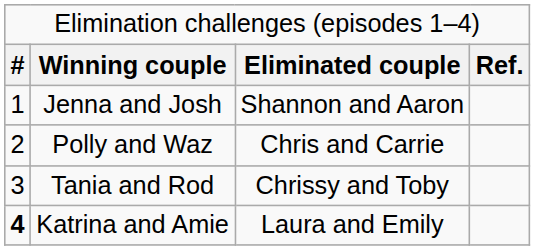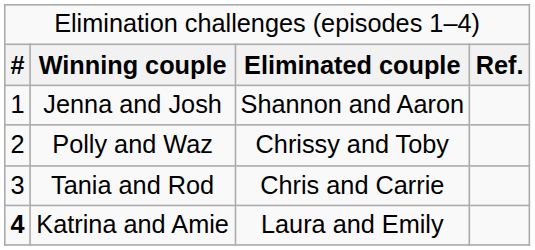(352, 144) Chris and Carrie -> (352, 144) Chrissy and Toby
(352, 184) Chrissy and Toby -> (352, 184) Chris and Carrie
